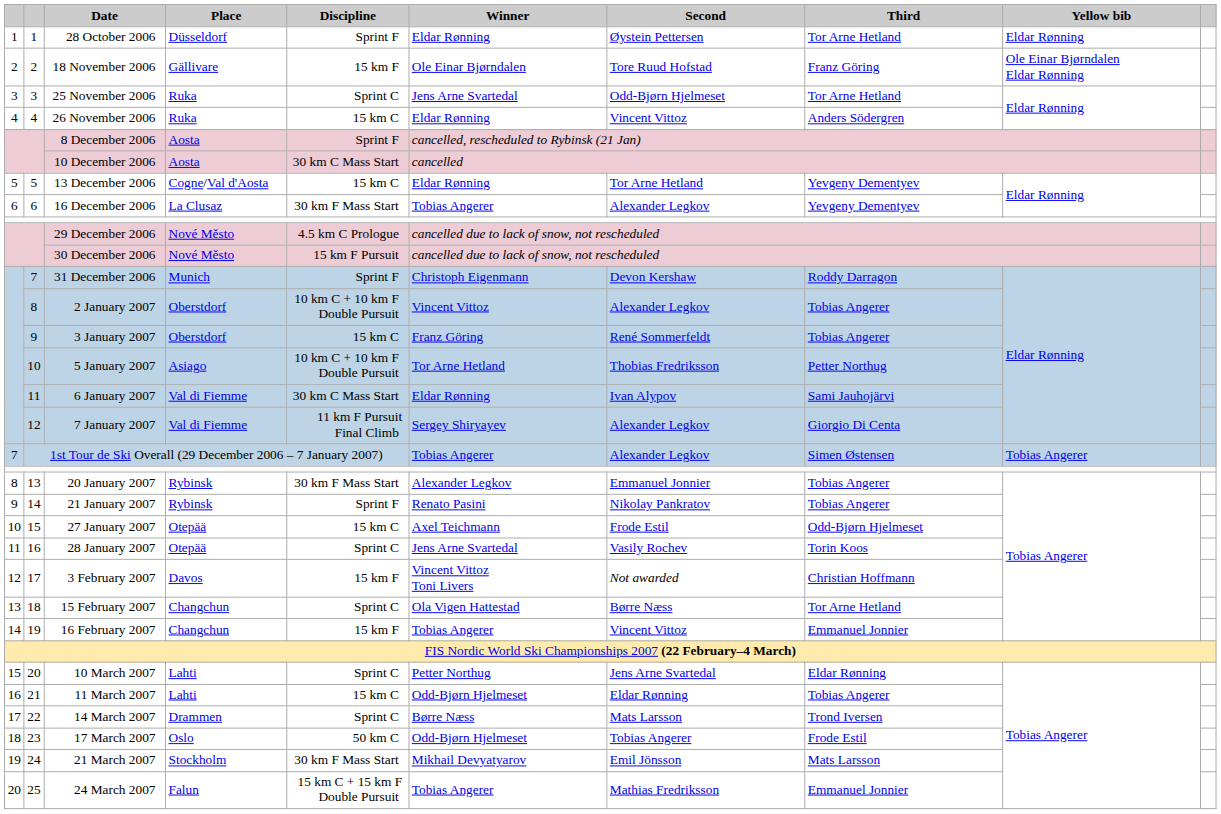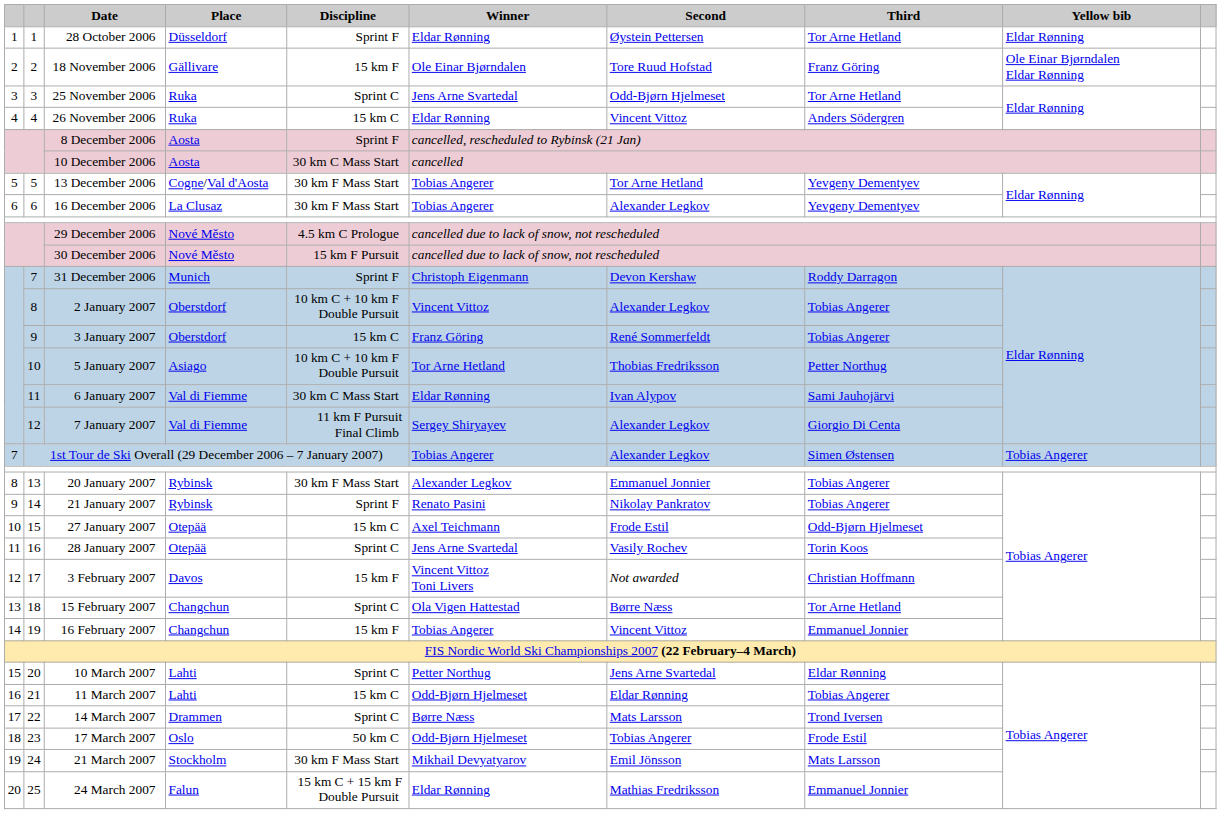(379, 183) 15 km C -> (350, 183) 30 km F Mass Start
(451, 183) Eldar Rønning -> (453, 183) Tobias Angerer
(453, 789) Tobias Angerer -> (451, 789) Eldar Rønning
